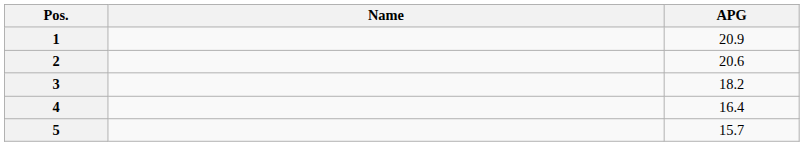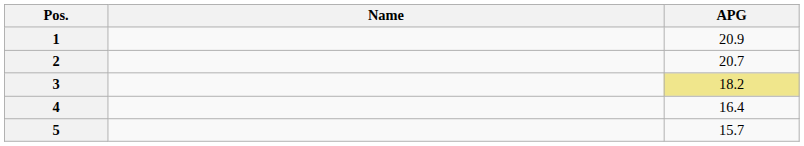(732, 61) 20.6 -> (732, 61) 20.7
(732, 84) no background -> (732, 84) khaki background
